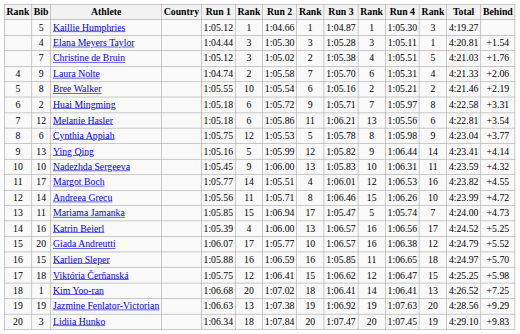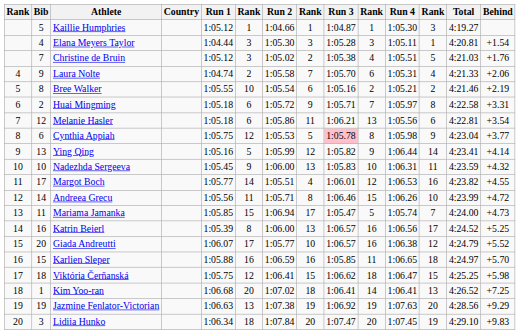(341, 136) no background -> (341, 136) pink background
(249, 228) 4 -> (249, 228) 8
(372, 275) 12 -> (372, 275) 18
